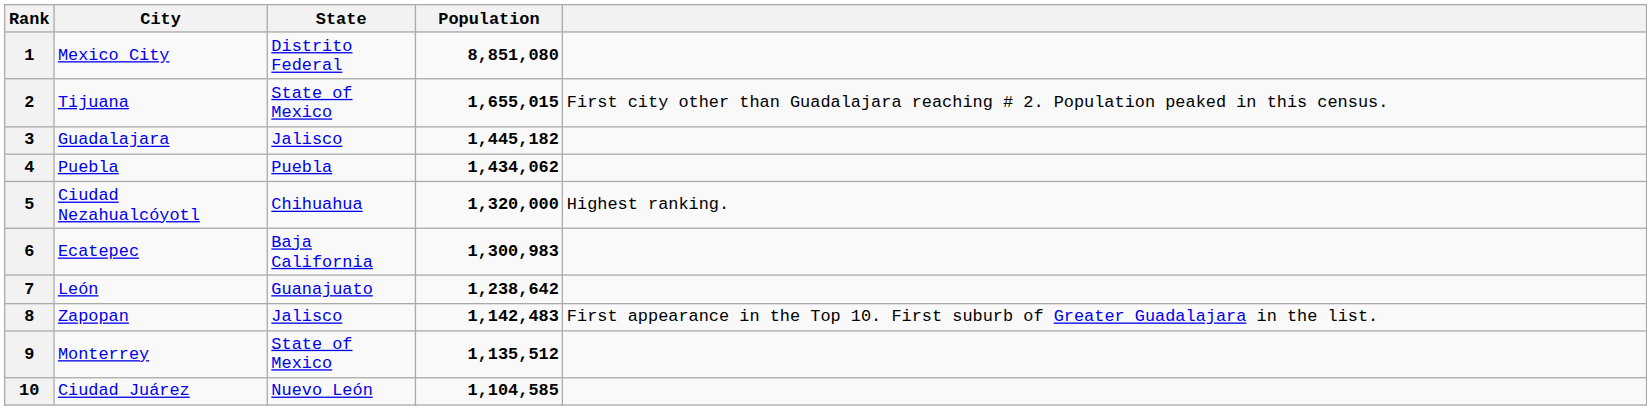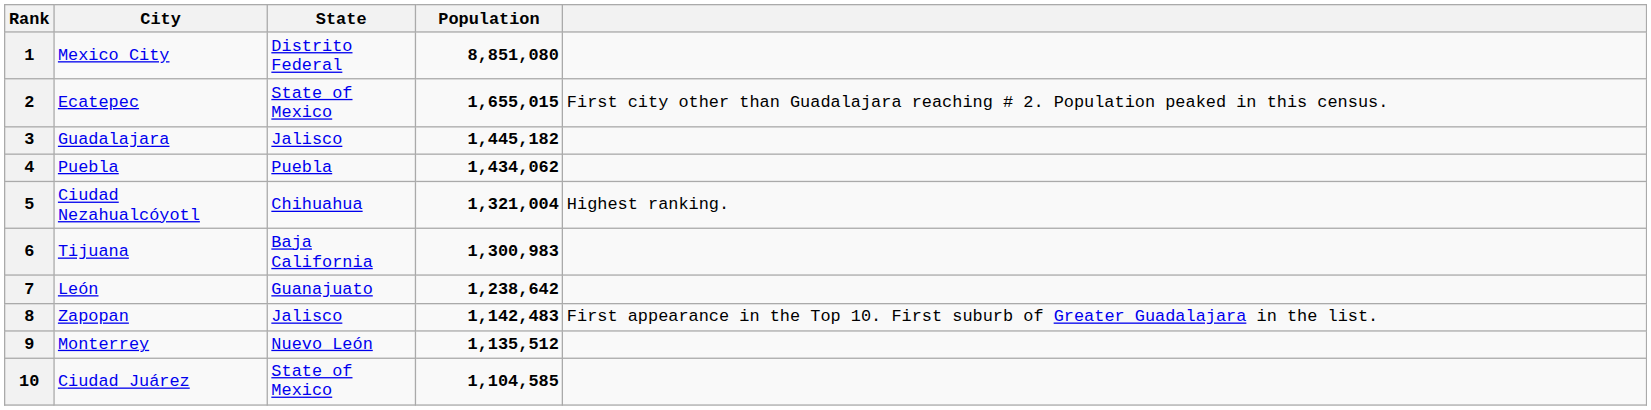(93, 103) Tijuana -> (98, 103) Ecatepec
(513, 205) 1,320,000 -> (513, 205) 1,321,004
(98, 252) Ecatepec -> (93, 252) Tijuana
(312, 354) State of Mexico -> (322, 344) Nuevo León
(322, 391) Nuevo León -> (312, 382) State of Mexico
